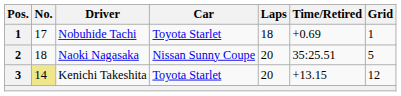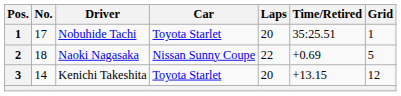(267, 34) 18 -> (267, 34) 20
(307, 34) +0.69 -> (314, 34) 35:25.51
(267, 54) 20 -> (267, 54) 22
(314, 54) 35:25.51 -> (307, 54) +0.69
(41, 74) khaki background -> (41, 74) no background
